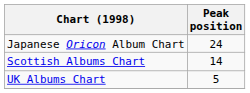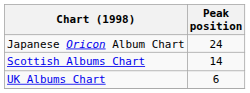(216, 79) 5 -> (216, 79) 6
